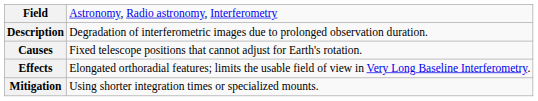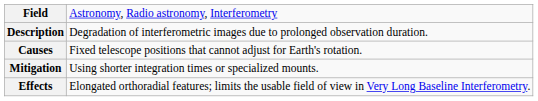rows swapped: (35, 68) <-> (35, 86)
